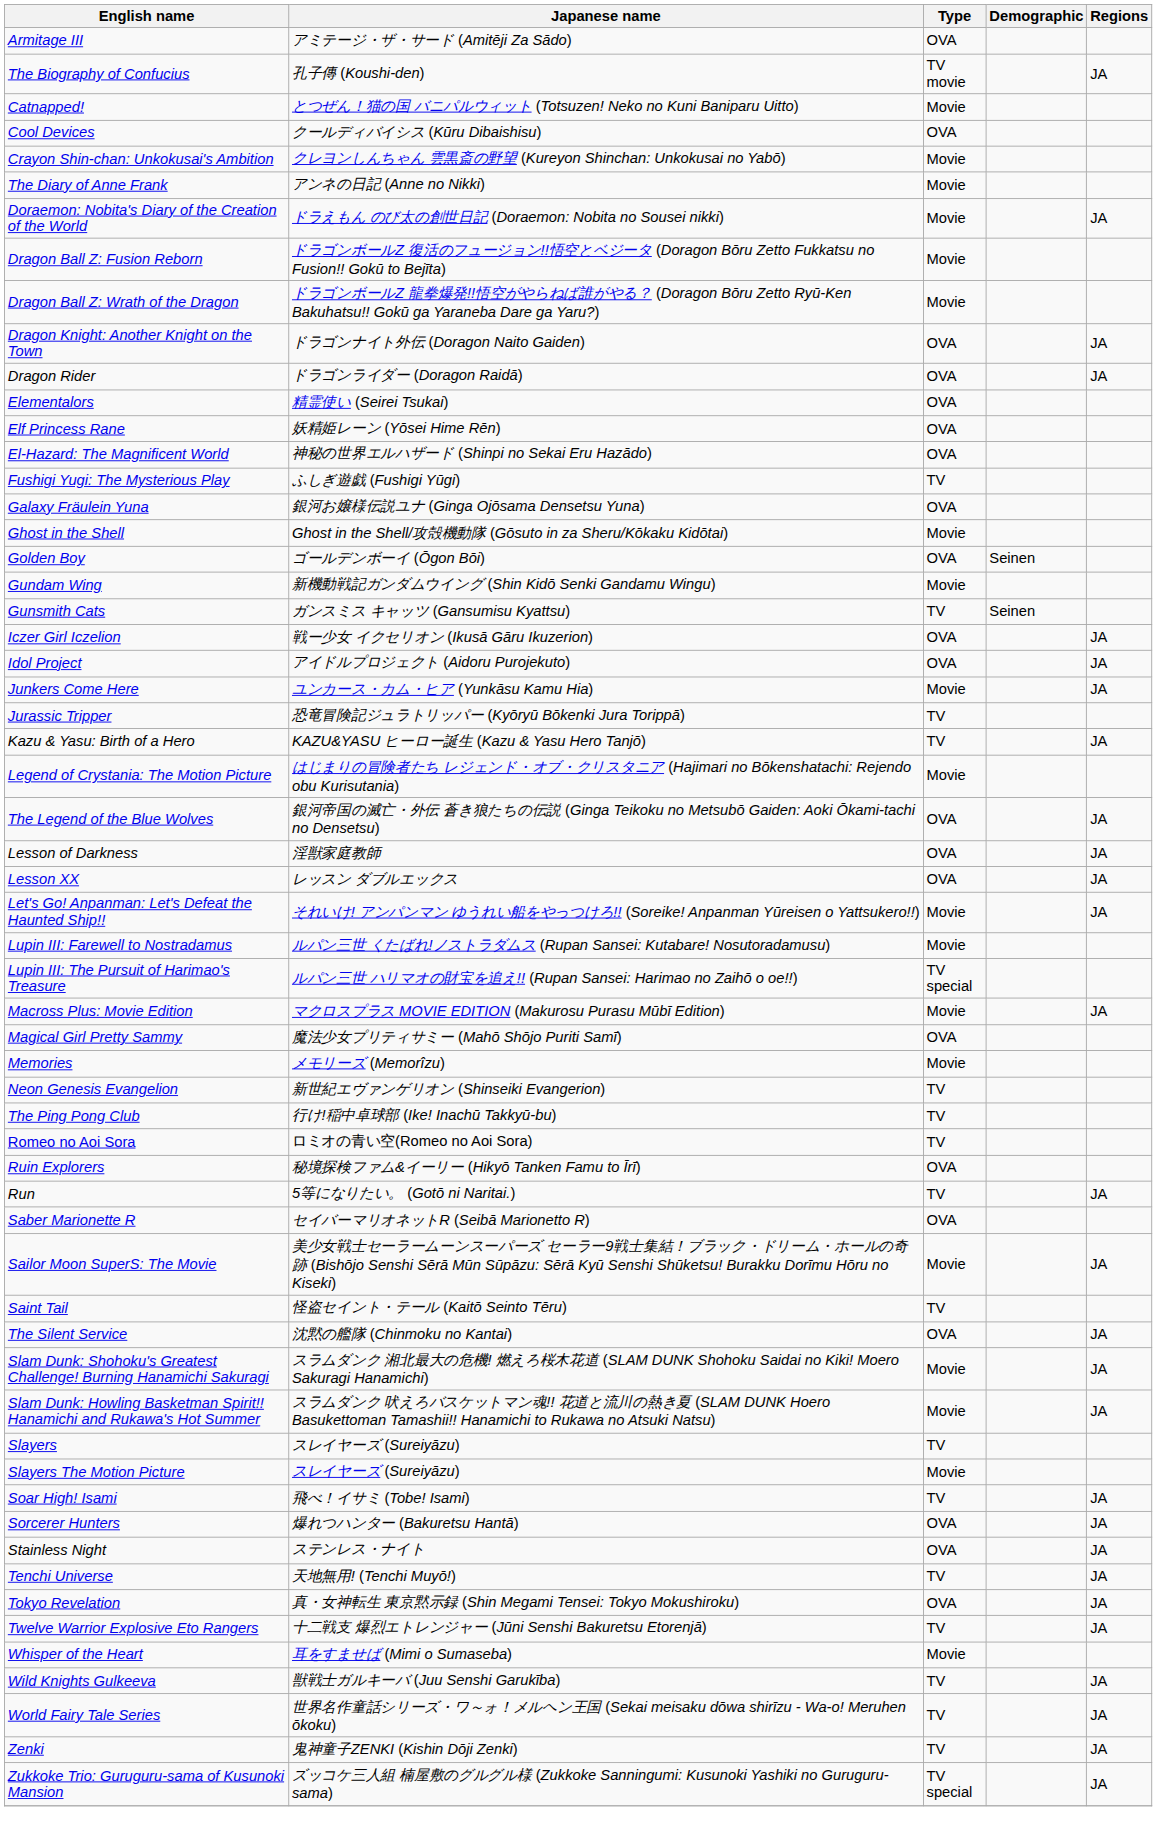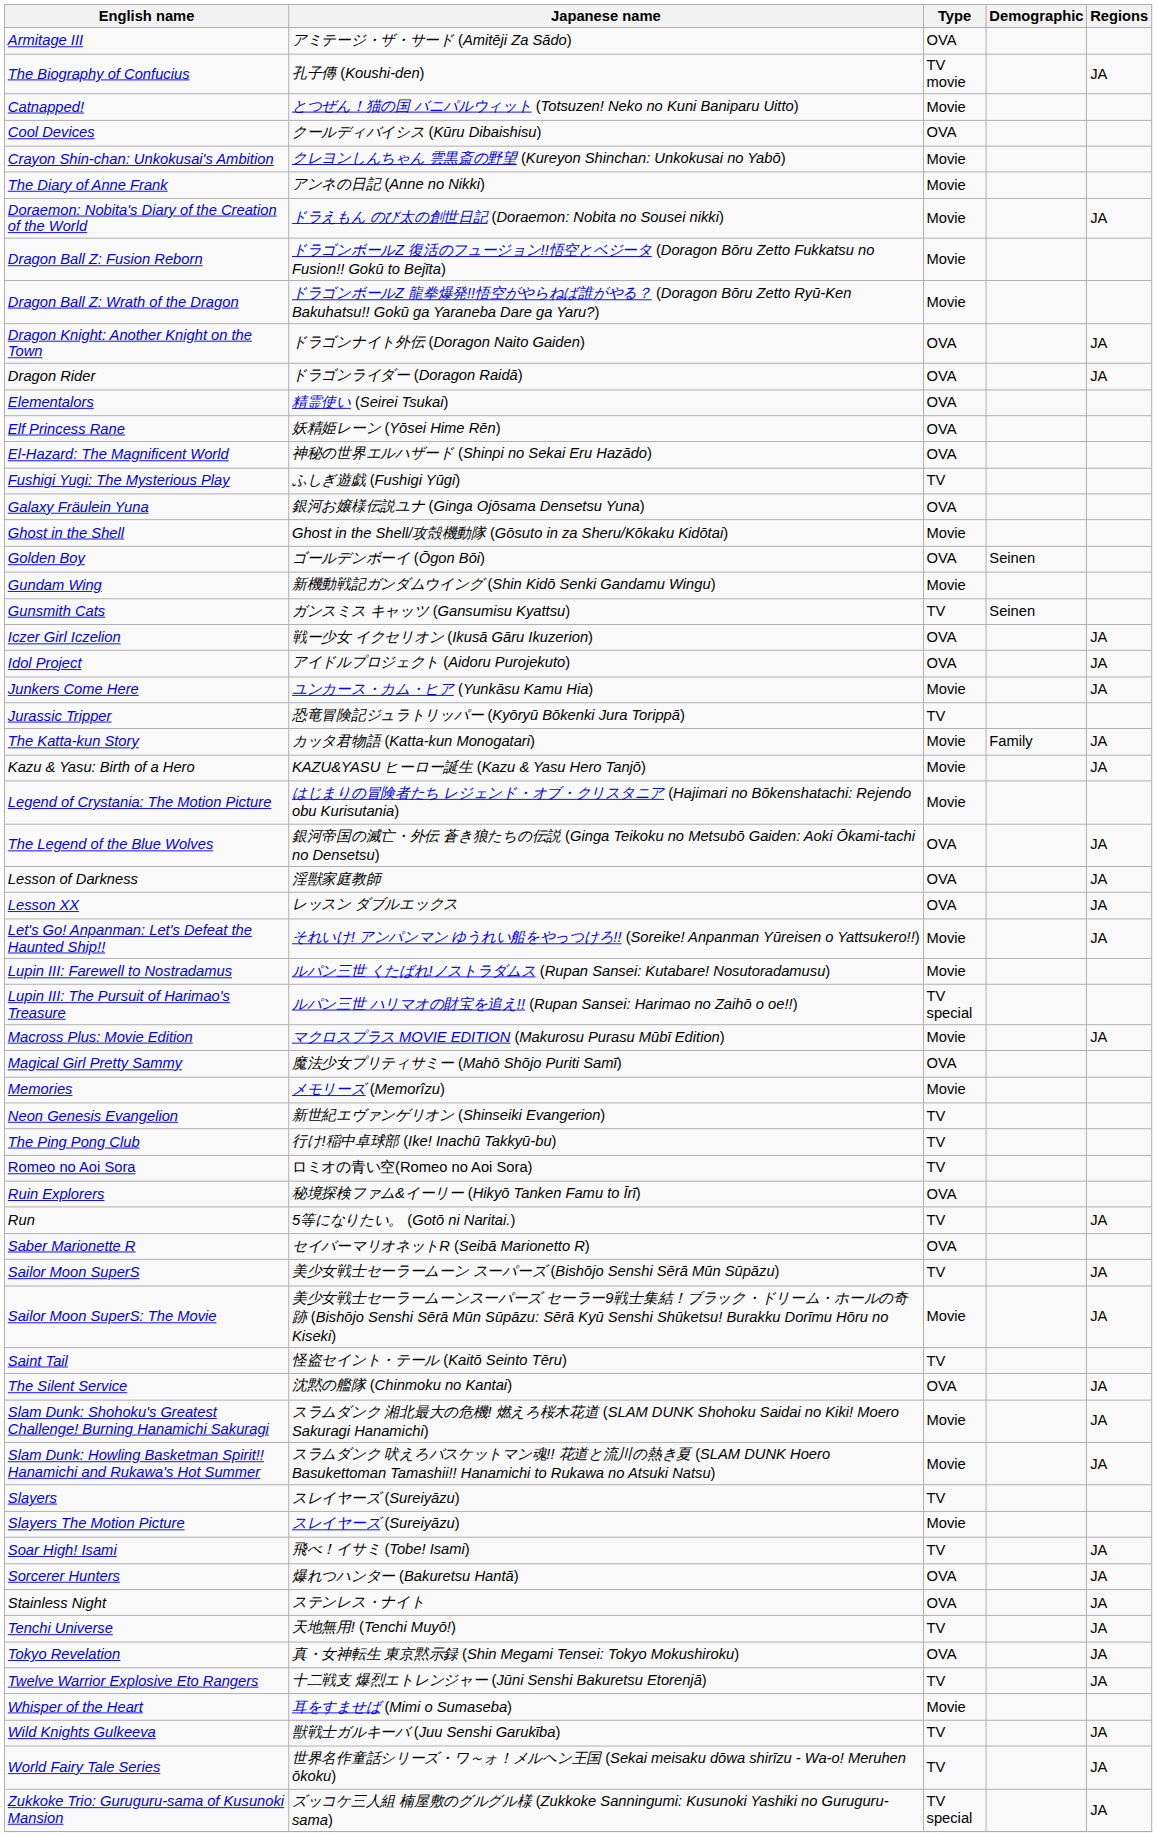+ row: (73, 741)
(936, 741) TV -> (946, 768) Movie
+ row: (74, 1272)
- row: (26, 1749)
